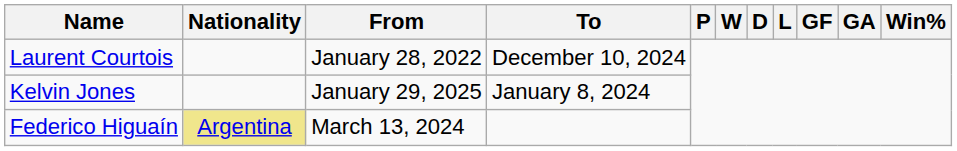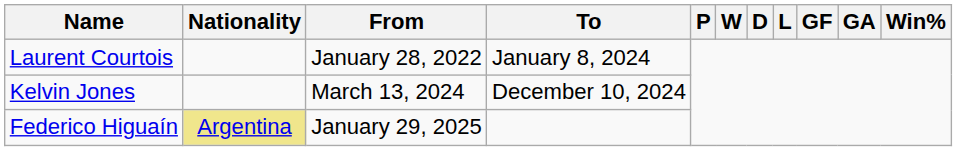(589, 57) December 10, 2024 -> (571, 57) January 8, 2024
(396, 92) January 29, 2025 -> (388, 92) March 13, 2024
(571, 92) January 8, 2024 -> (589, 92) December 10, 2024
(388, 127) March 13, 2024 -> (396, 127) January 29, 2025
